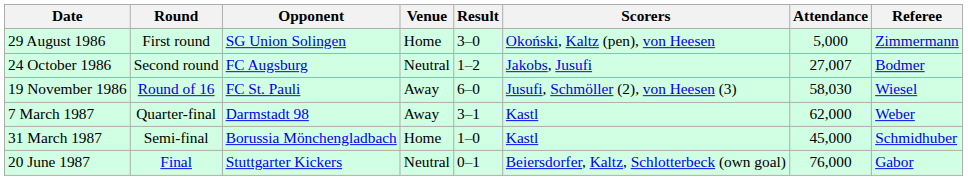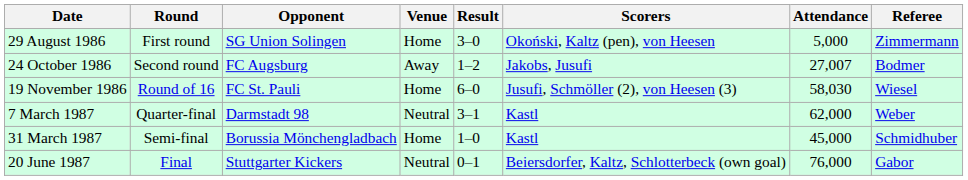(427, 65) Neutral -> (421, 65) Away
(421, 89) Away -> (423, 89) Home
(421, 114) Away -> (427, 114) Neutral
